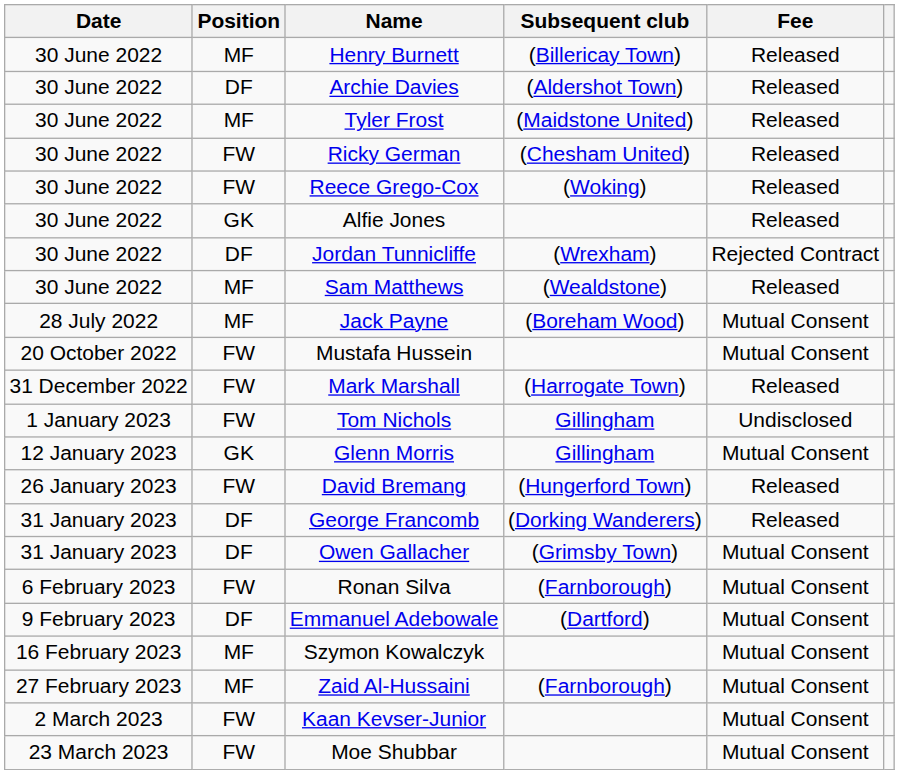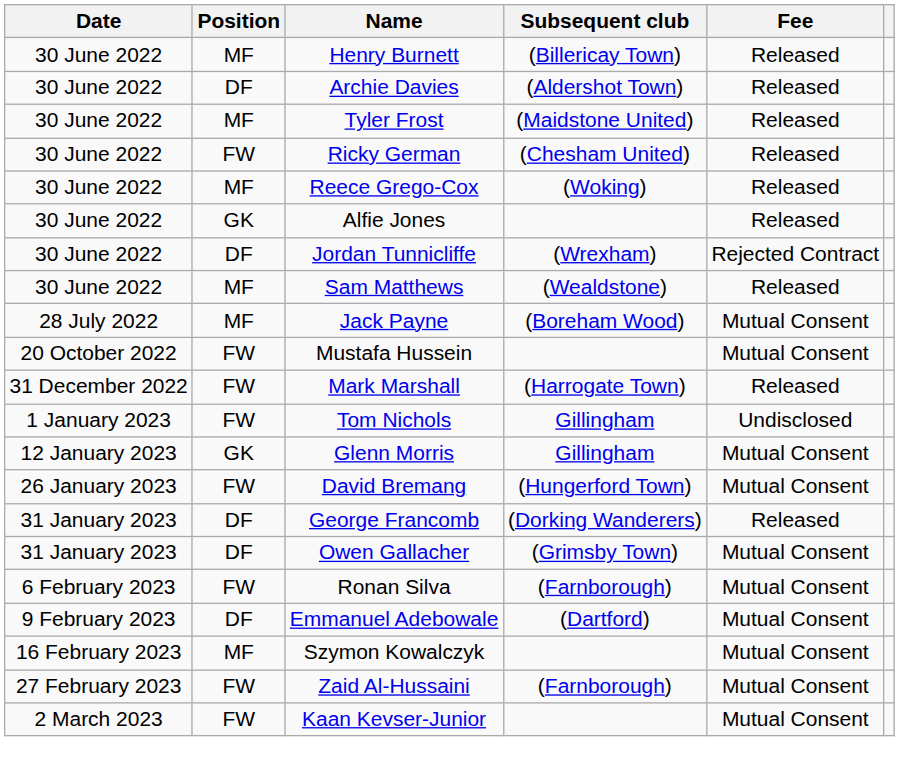(239, 187) FW -> (239, 187) MF
(795, 486) Released -> (795, 486) Mutual Consent
(239, 685) MF -> (239, 685) FW
- row: (394, 752)
